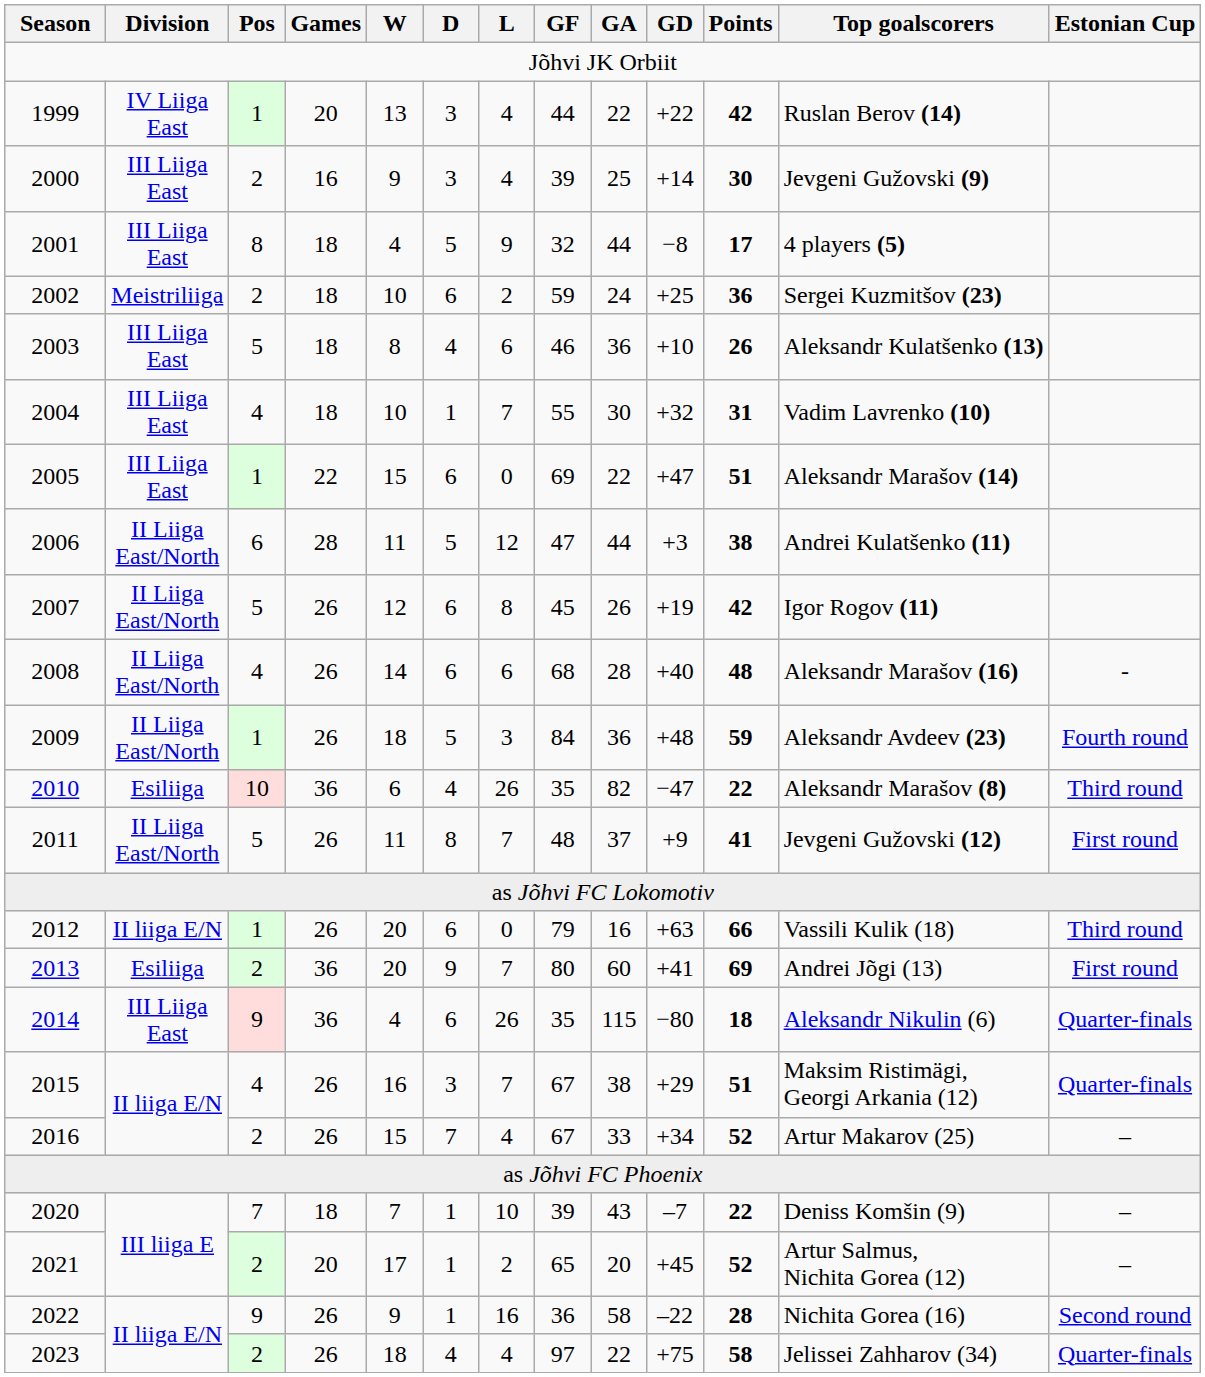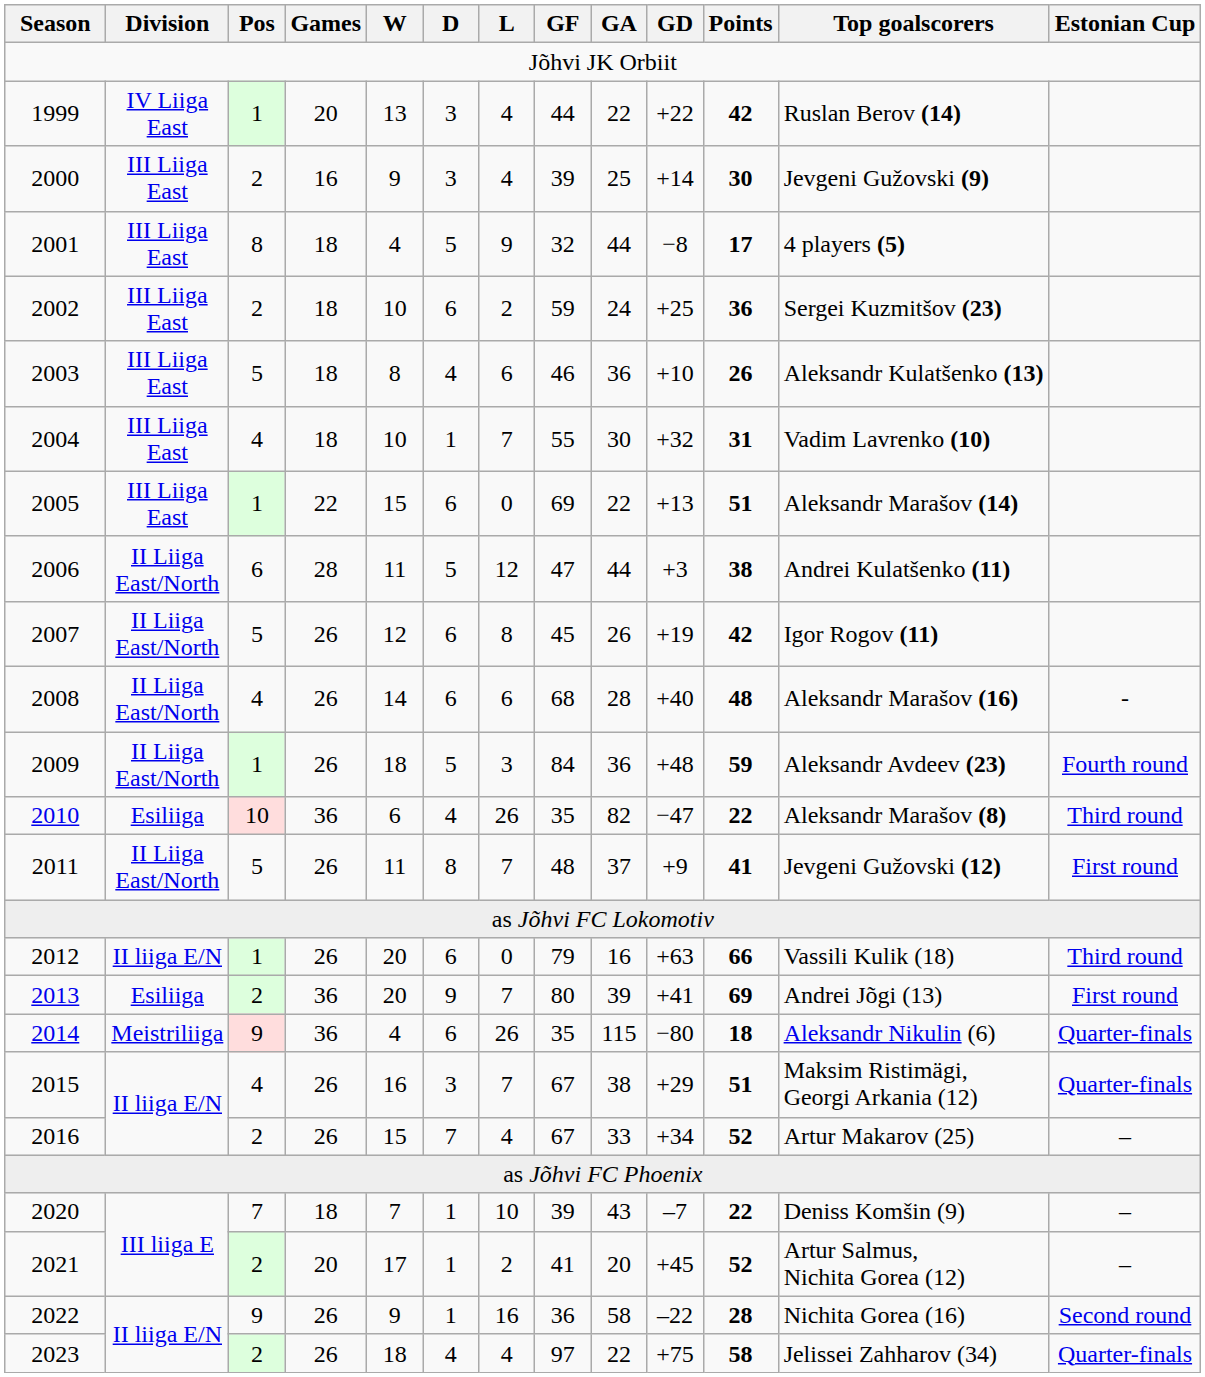(167, 294) Meistriliiga -> (167, 308) III Liiga East
(675, 476) +47 -> (675, 503) +13
(619, 967) 60 -> (619, 994) 39
(167, 1019) III Liiga East -> (167, 1032) Meistriliiga
(563, 1263) 65 -> (563, 1263) 41
